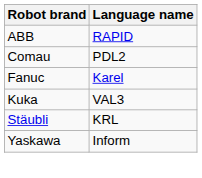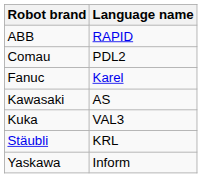+ row: (36, 99)
